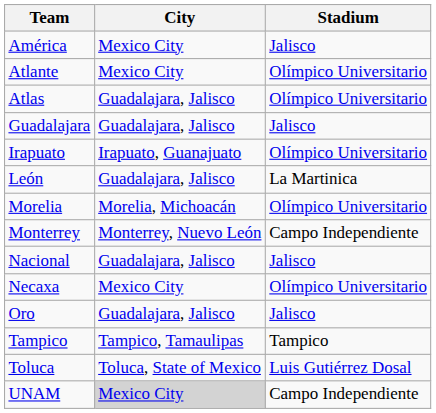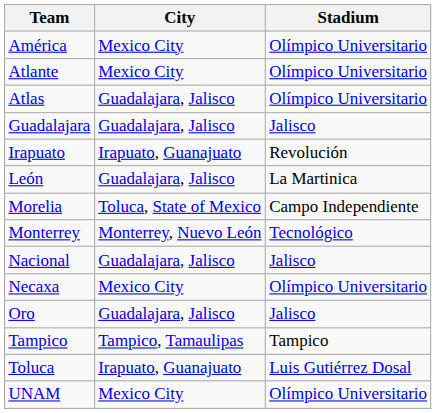(292, 44) Jalisco -> (348, 44) Olímpico Universitario
(348, 152) Olímpico Universitario -> (308, 152) Revolución
(167, 206) Morelia, Michoacán -> (180, 206) Toluca, State of Mexico
(348, 206) Olímpico Universitario -> (344, 206) Campo Independiente
(344, 233) Campo Independiente -> (311, 233) Tecnológico
(180, 367) Toluca, State of Mexico -> (170, 367) Irapuato, Guanajuato
(141, 394) lightgrey background -> (141, 394) no background
(344, 394) Campo Independiente -> (348, 394) Olímpico Universitario
